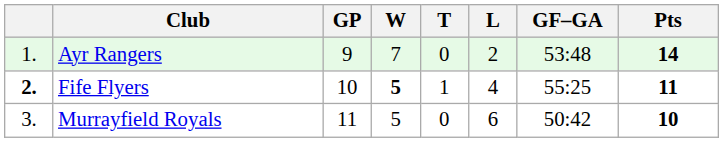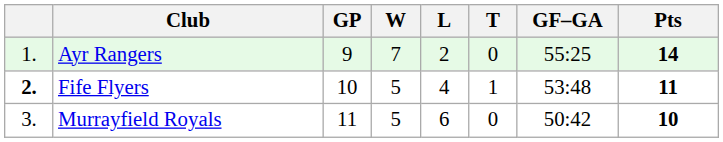columns swapped: (444, 20) <-> (493, 20)
(567, 53) 53:48 -> (567, 53) 55:25
(396, 86) bold -> (396, 86) normal
(567, 86) 55:25 -> (567, 86) 53:48
